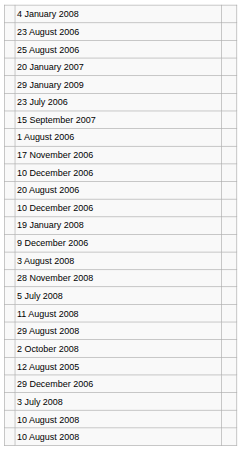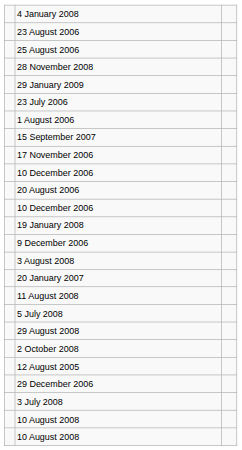rows swapped: (10, 278) <-> (10, 67)
rows swapped: (10, 120) <-> (10, 137)
rows swapped: (10, 296) <-> (10, 313)
